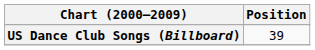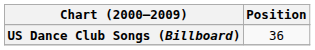(276, 35) 39 -> (276, 35) 36
